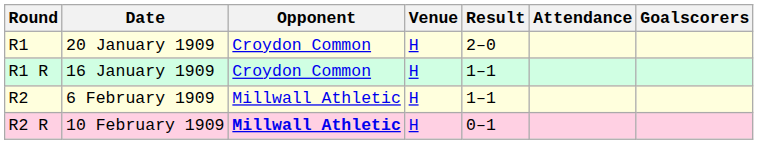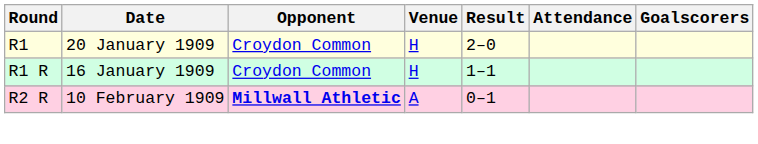- row: (18, 99)
(414, 126) H -> (414, 99) A
